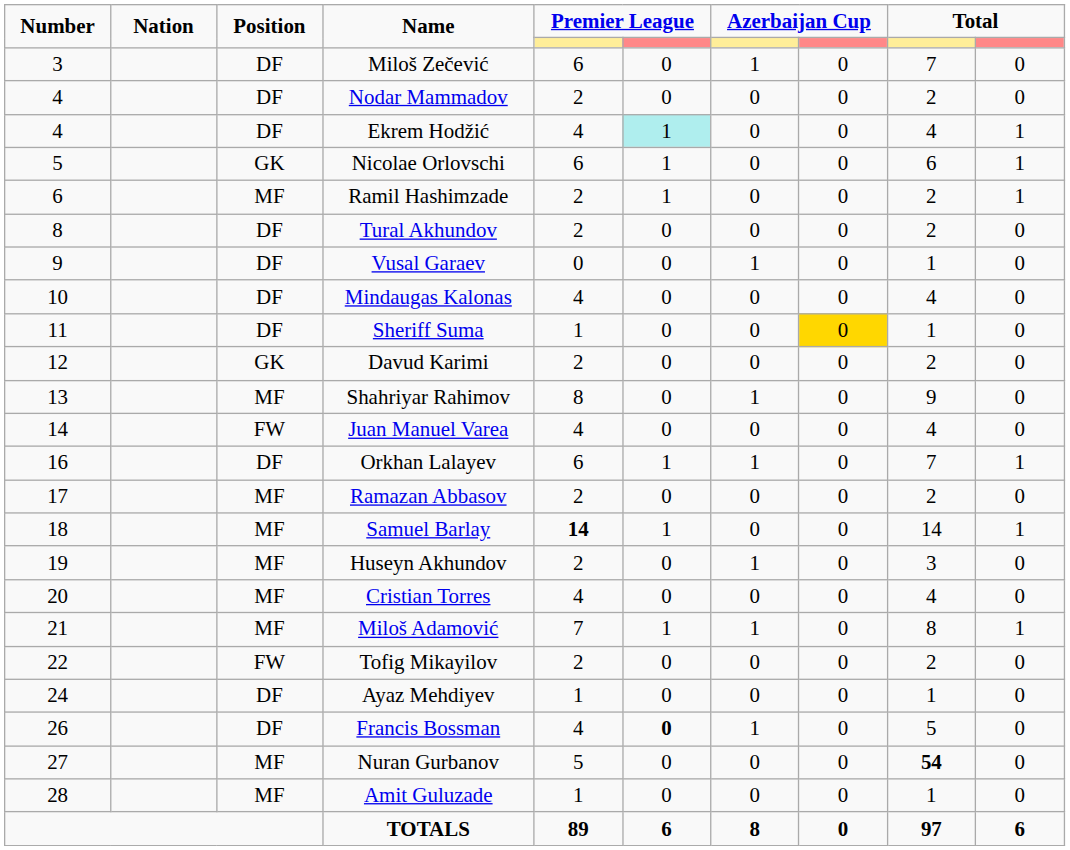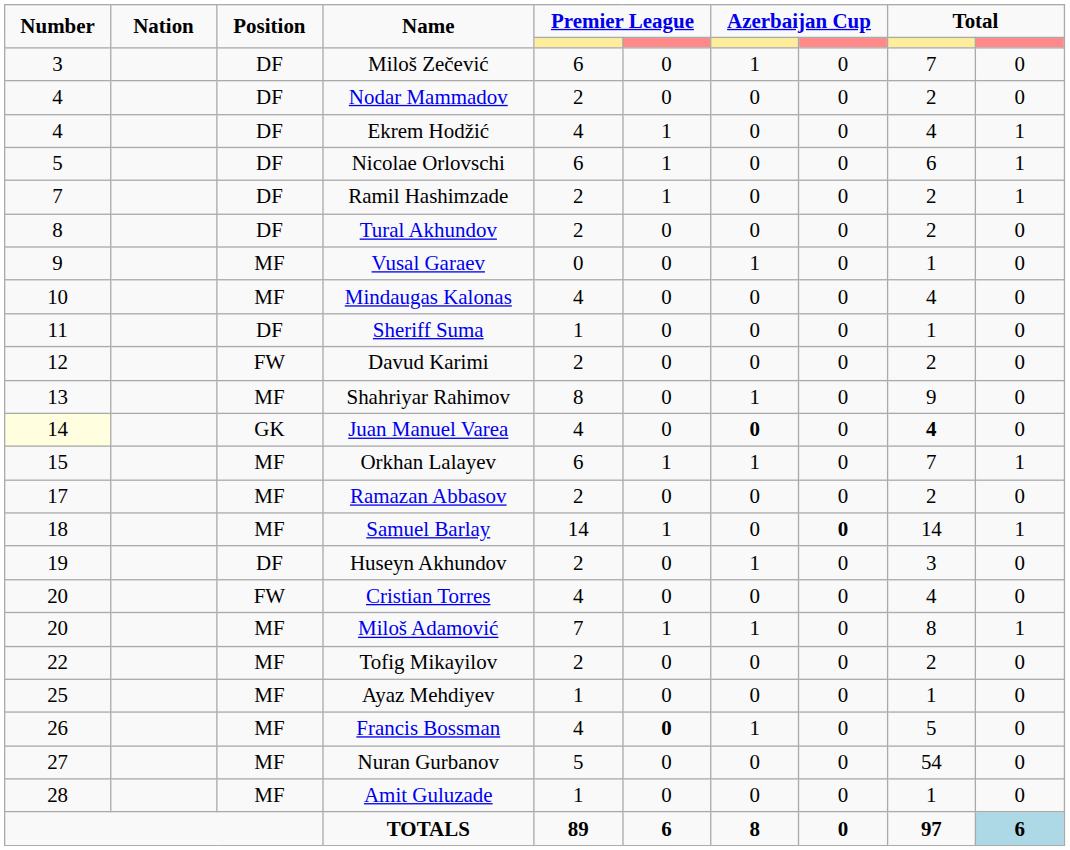(667, 130) paleturquoise background -> (667, 130) no background
(269, 163) GK -> (269, 163) DF
(58, 196) 6 -> (58, 196) 7
(269, 196) MF -> (269, 196) DF
(269, 263) DF -> (269, 263) MF
(269, 296) DF -> (269, 296) MF
(843, 329) gold background -> (843, 329) no background
(269, 363) GK -> (269, 363) FW
(58, 429) no background -> (58, 429) lightyellow background
(269, 429) FW -> (269, 429) GK
(755, 429) normal -> (755, 429) bold
(931, 429) normal -> (931, 429) bold
(58, 462) 16 -> (58, 462) 15
(269, 462) DF -> (269, 462) MF
(578, 529) bold -> (578, 529) normal
(843, 529) normal -> (843, 529) bold
(269, 562) MF -> (269, 562) DF
(269, 595) MF -> (269, 595) FW
(58, 629) 21 -> (58, 629) 20
(269, 662) FW -> (269, 662) MF
(58, 695) 24 -> (58, 695) 25
(269, 695) DF -> (269, 695) MF
(269, 728) DF -> (269, 728) MF
(931, 762) bold -> (931, 762) normal
(1020, 828) no background -> (1020, 828) lightblue background
